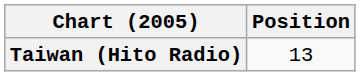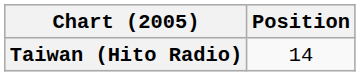(301, 55) 13 -> (301, 55) 14
